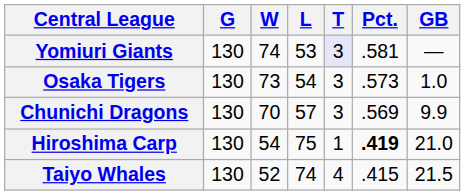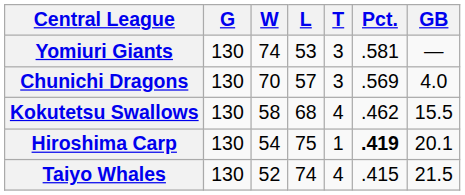(338, 50) lavender background -> (338, 50) no background
- row: (104, 81)
(434, 112) 9.9 -> (434, 81) 4.0
+ row: (104, 112)
(434, 143) 21.0 -> (434, 143) 20.1
